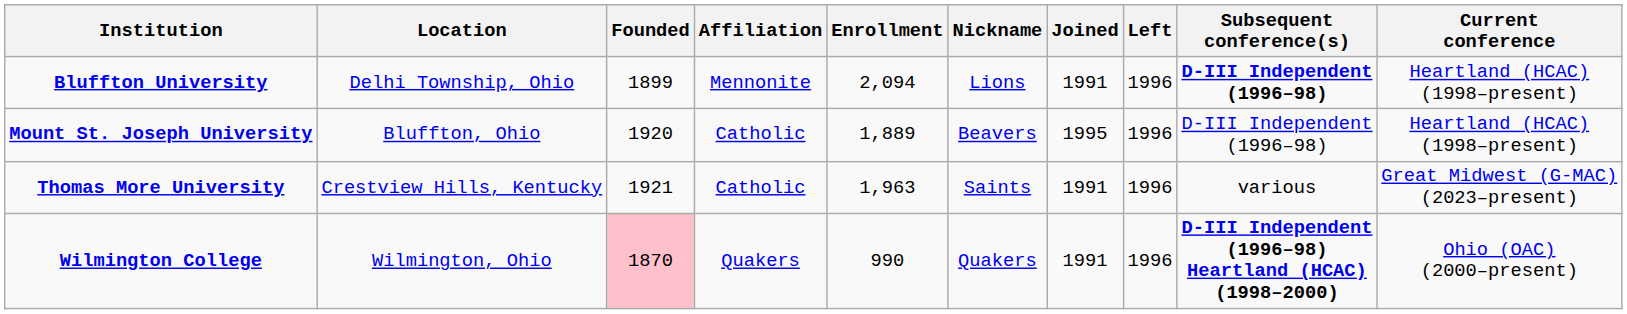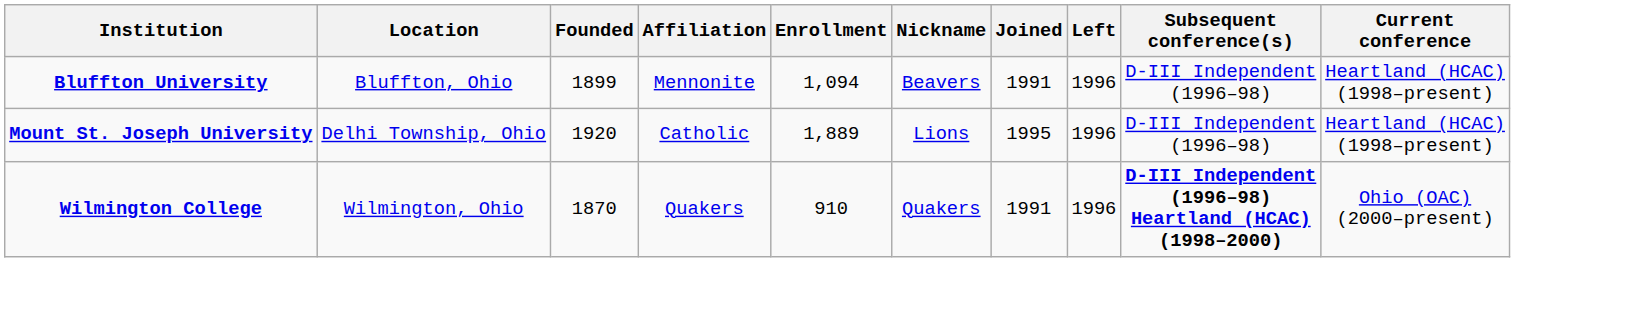(462, 83) Delhi Township, Ohio -> (434, 83) Bluffton, Ohio
(887, 83) 2,094 -> (831, 83) 1,094
(997, 83) Lions -> (941, 83) Beavers
(1277, 83) bold -> (1221, 83) normal
(462, 135) Bluffton, Ohio -> (434, 135) Delhi Township, Ohio
(997, 135) Beavers -> (941, 135) Lions
- row: (161, 187)
(650, 261) pink background -> (594, 209) no background
(887, 261) 990 -> (831, 209) 910
